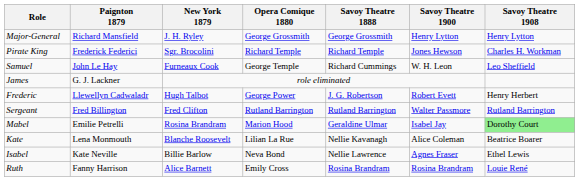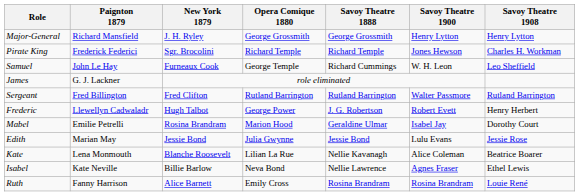rows swapped: (22, 95) <-> (22, 110)
(513, 125) lightgreen background -> (513, 125) no background
+ row: (16, 139)
